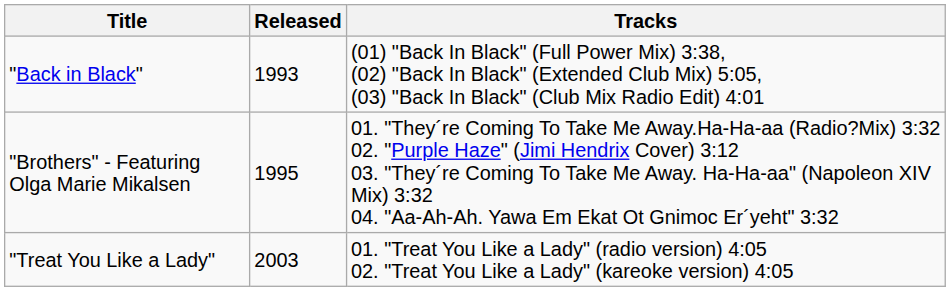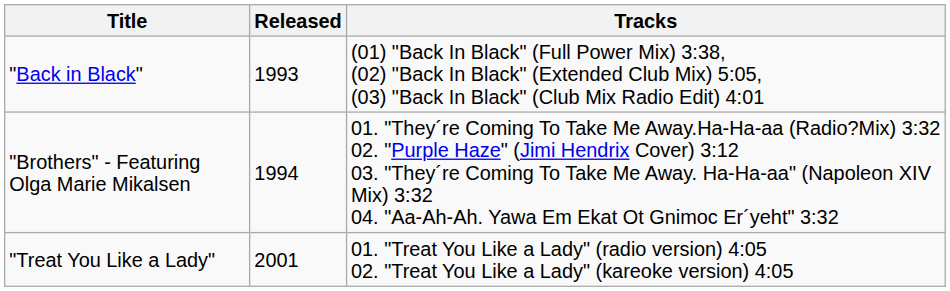(276, 173) 1995 -> (276, 173) 1994
(276, 260) 2003 -> (276, 260) 2001
